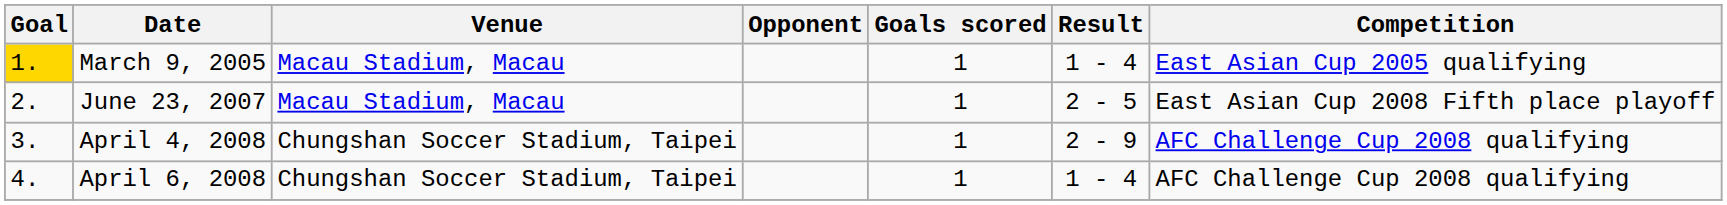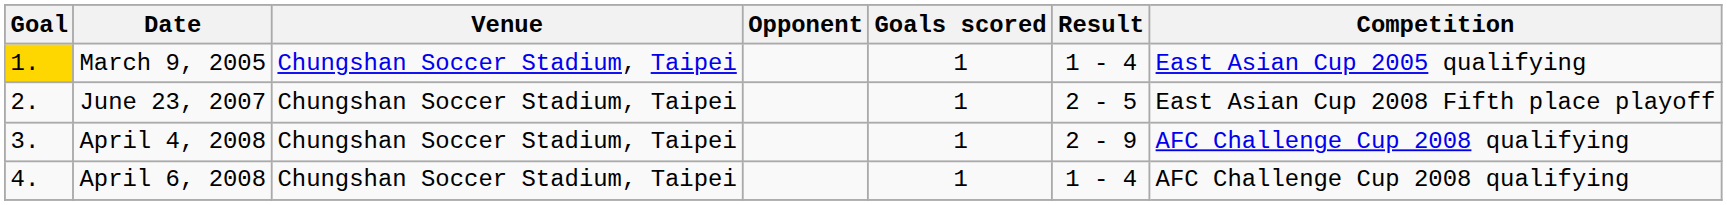(421, 63) Macau Stadium, Macau -> (507, 63) Chungshan Soccer Stadium, Taipei
(421, 102) Macau Stadium, Macau -> (507, 102) Chungshan Soccer Stadium, Taipei
